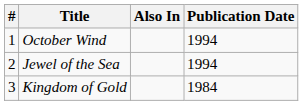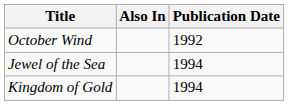- column: (12, 16)
(202, 40) 1994 -> (188, 40) 1992
(202, 87) 1984 -> (188, 87) 1994
